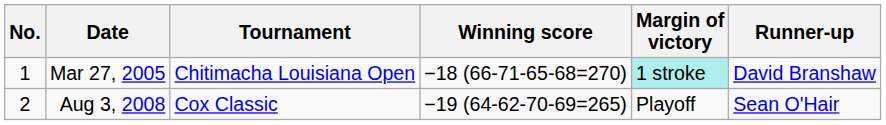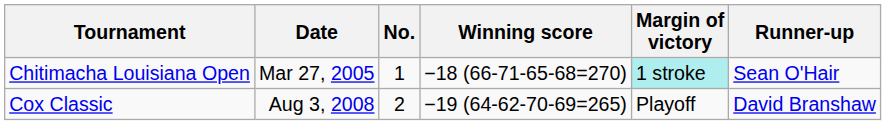columns swapped: (25, 31) <-> (295, 31)
(805, 73) David Branshaw -> (786, 73) Sean O'Hair
(786, 104) Sean O'Hair -> (805, 104) David Branshaw
